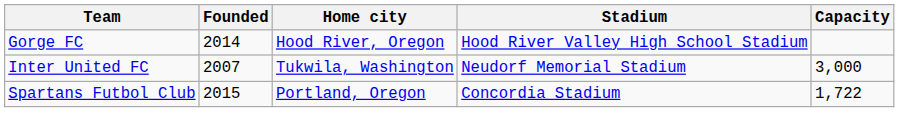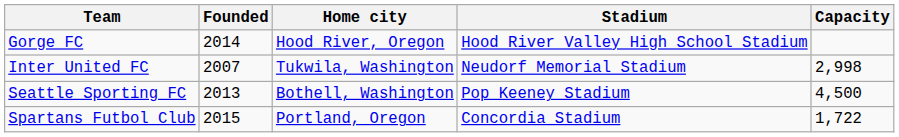(838, 68) 3,000 -> (838, 68) 2,998
+ row: (97, 94)
